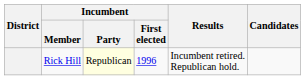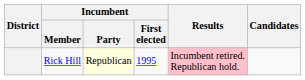(146, 61) 1996 -> (146, 61) 1995
(208, 61) no background -> (208, 61) pink background
